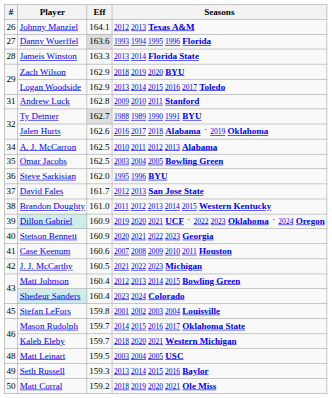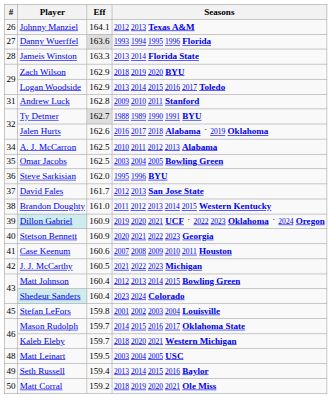(99, 371) 159.3 -> (99, 371) 159.4
